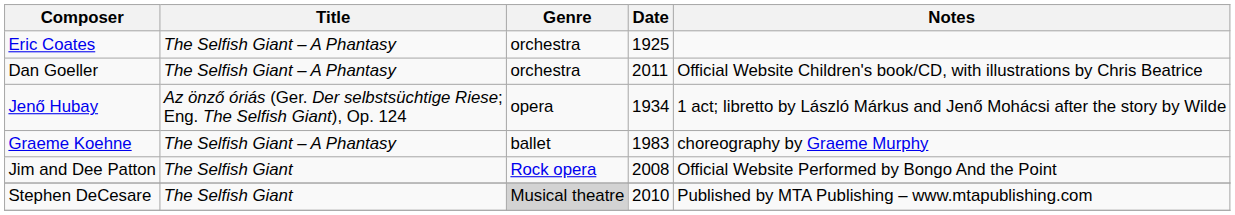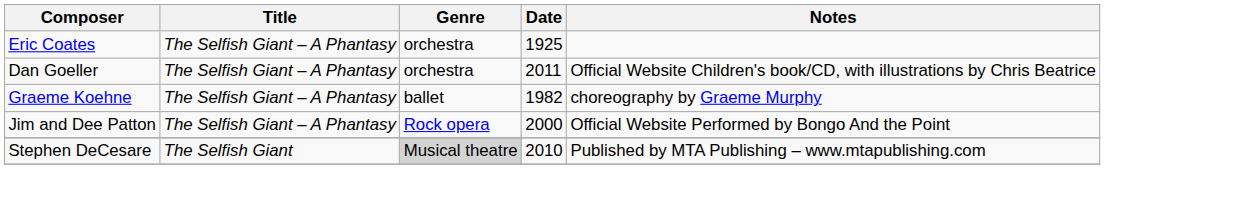- row: (53, 107)
(651, 143) 1983 -> (544, 97) 1982
(228, 169) The Selfish Giant -> (280, 124) The Selfish Giant – A Phantasy
(651, 169) 2008 -> (544, 124) 2000
